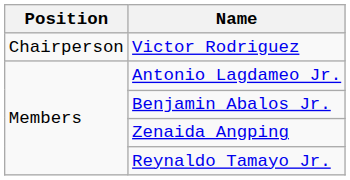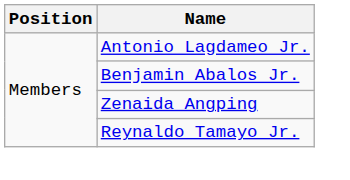- row: (216, 47)
